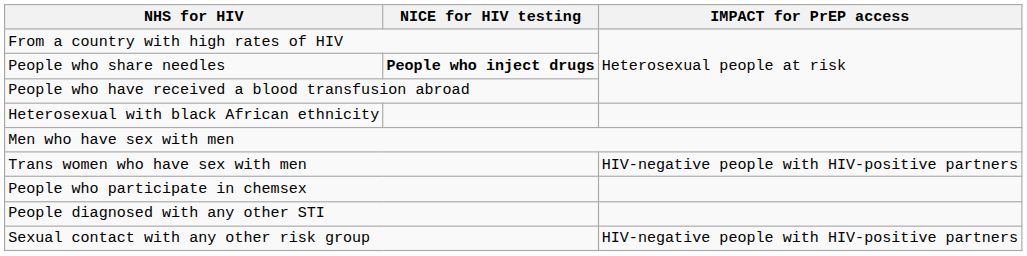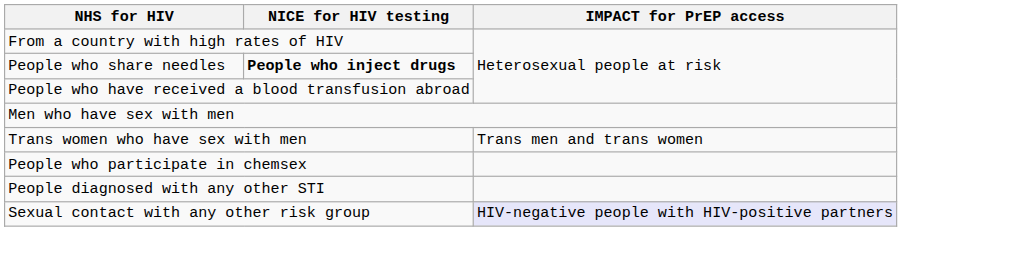- row: (194, 115)
(810, 164) HIV-negative people with HIV-positive partners -> (590, 140) Trans men and trans women
(810, 238) no background -> (685, 213) lavender background
